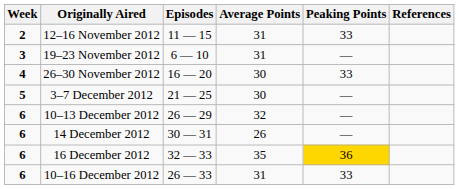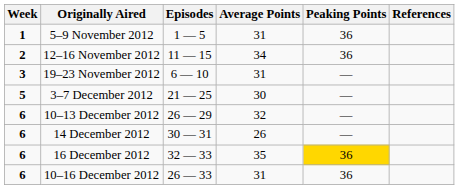+ row: (102, 34)
(260, 34) 31 -> (260, 54) 34
(346, 34) 33 -> (346, 54) 36
- row: (102, 74)
(346, 174) 33 -> (346, 174) 36
